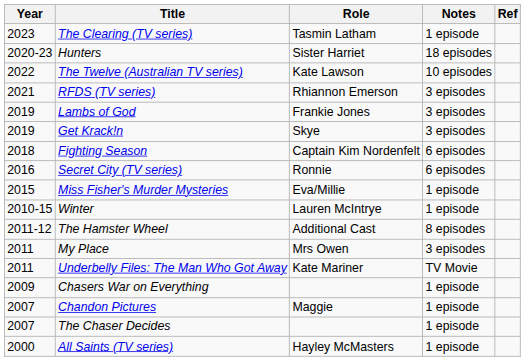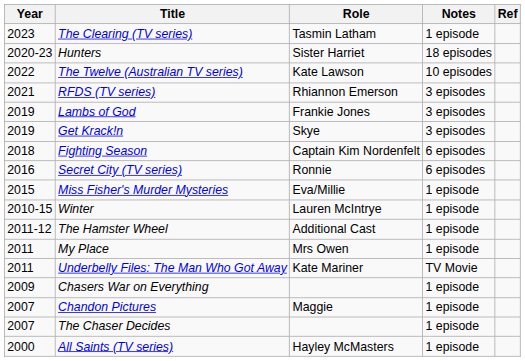(455, 229) 8 episodes -> (452, 229) 1 episode
(455, 248) 3 episodes -> (452, 248) 1 episode
